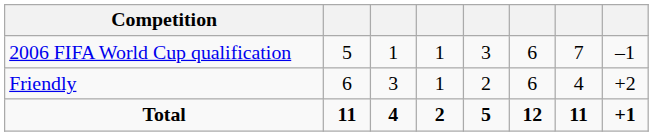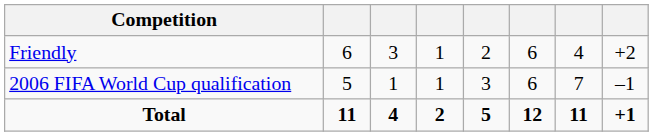rows swapped: (43, 83) <-> (150, 51)
